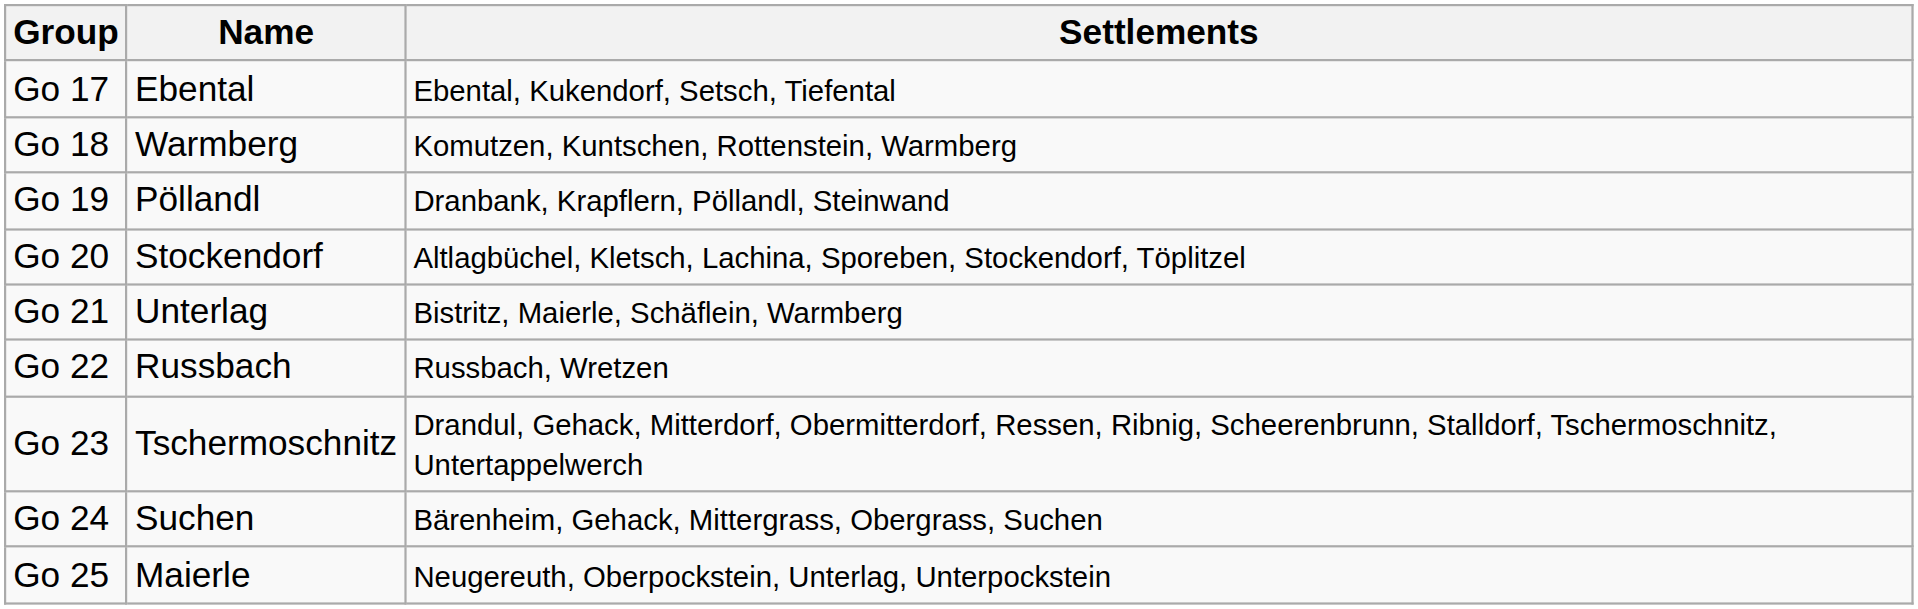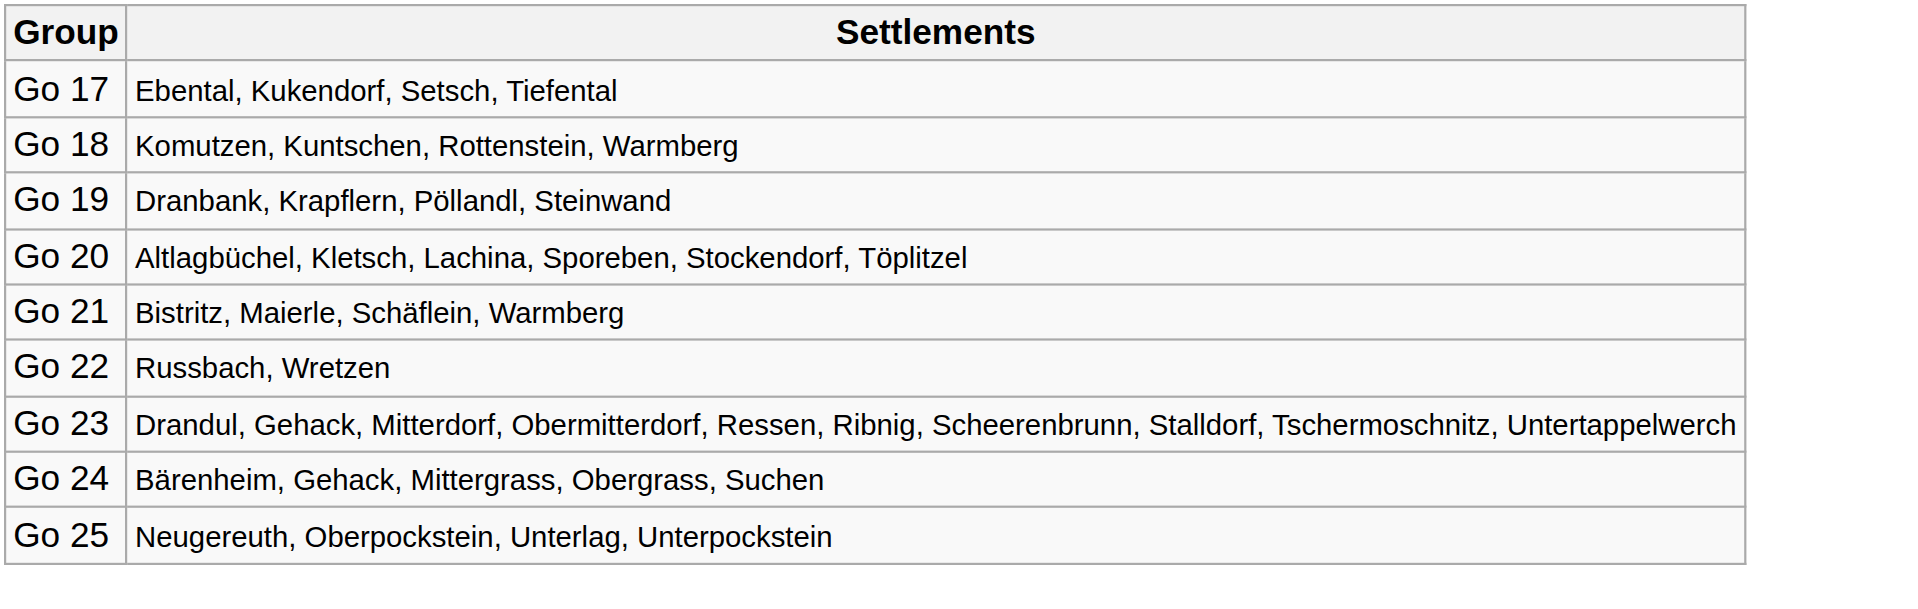- column: (266, 32)
